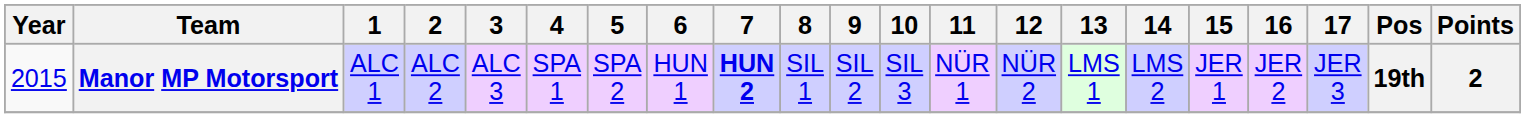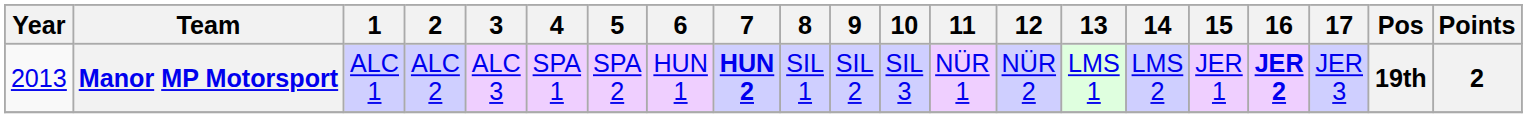(39, 78) 2015 -> (39, 78) 2013
(1278, 78) normal -> (1279, 78) bold
